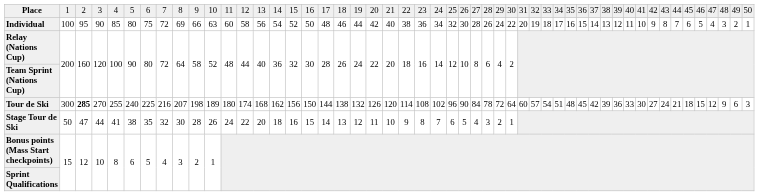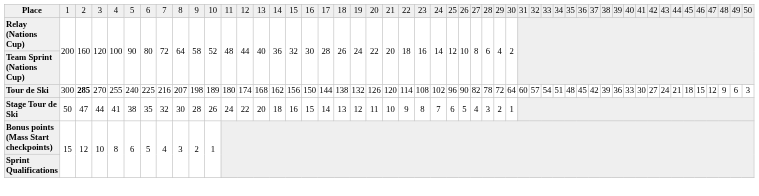- row: (25, 24)
(476, 104) 84 -> (476, 90) 82
